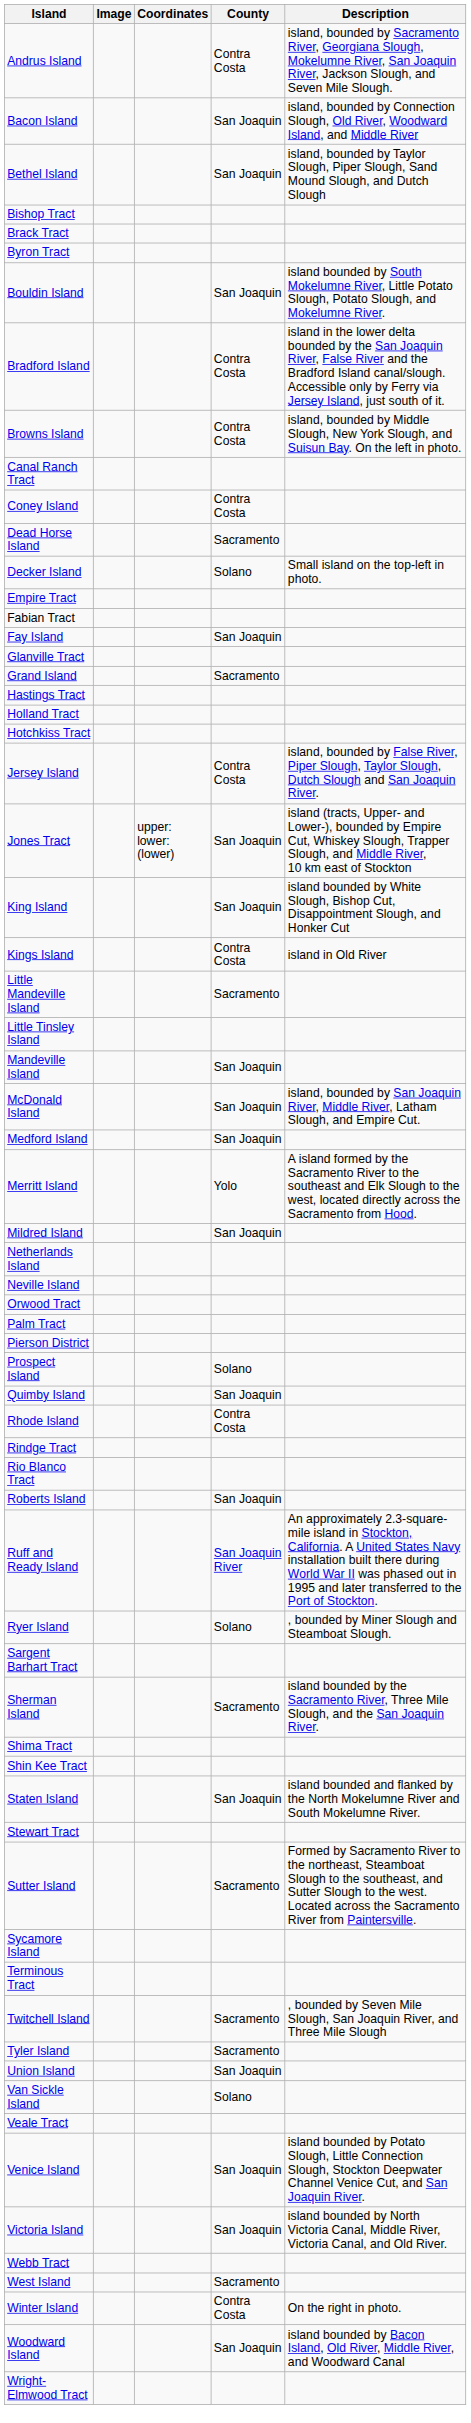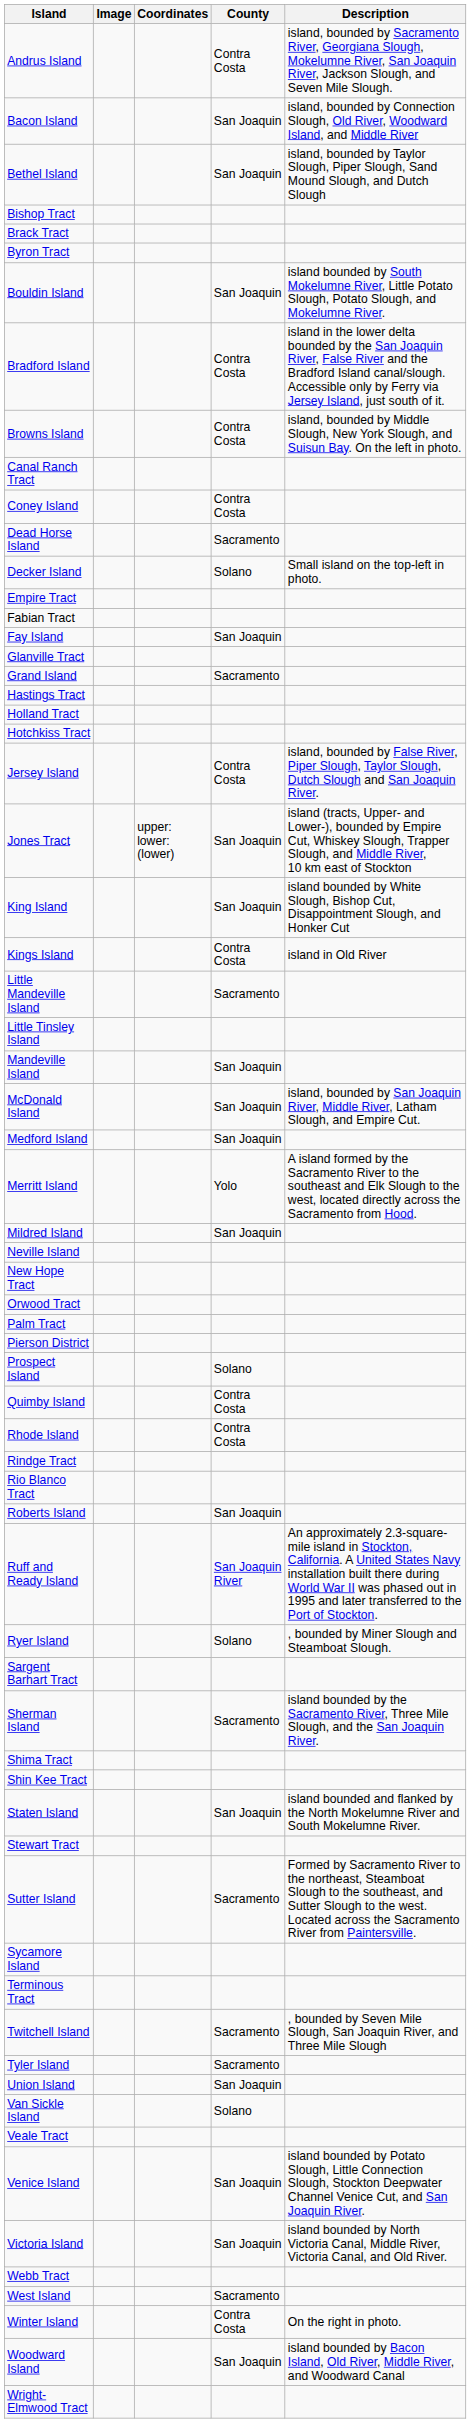- row: (40, 1259)
+ row: (36, 1278)
(248, 1395) San Joaquin -> (232, 1402) Contra Costa
